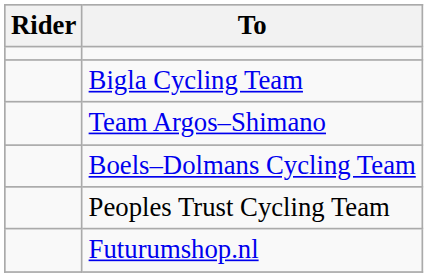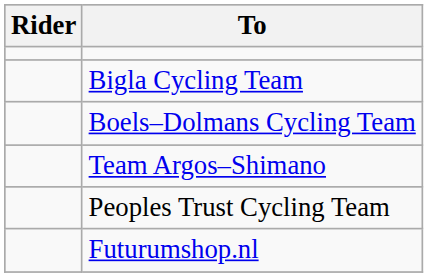rows swapped: (252, 165) <-> (207, 122)
